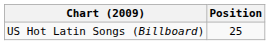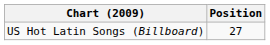(236, 31) 25 -> (236, 31) 27
